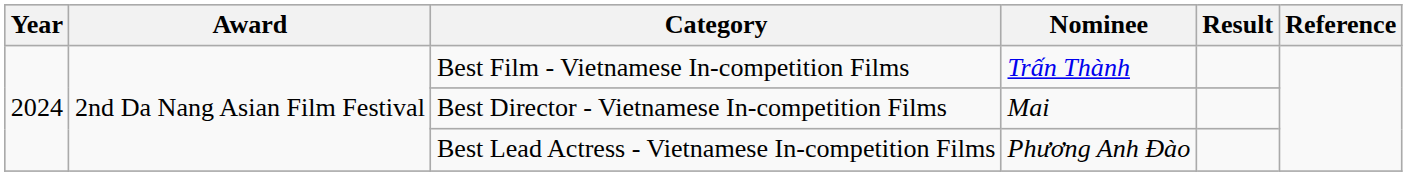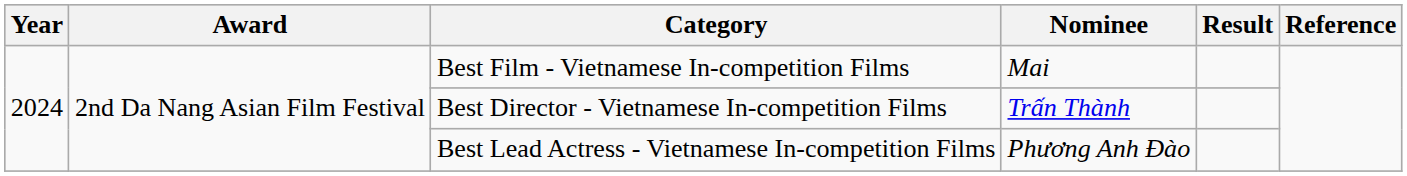(1069, 66) Trấn Thành -> (1029, 66) Mai
(1029, 107) Mai -> (1069, 107) Trấn Thành
